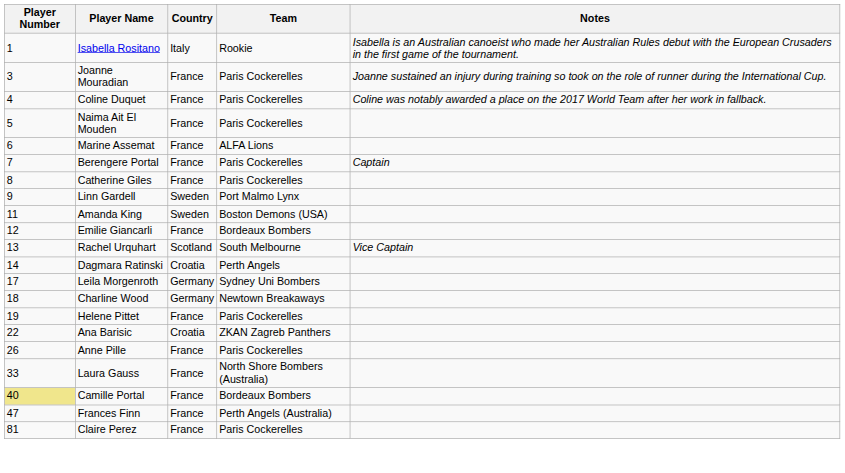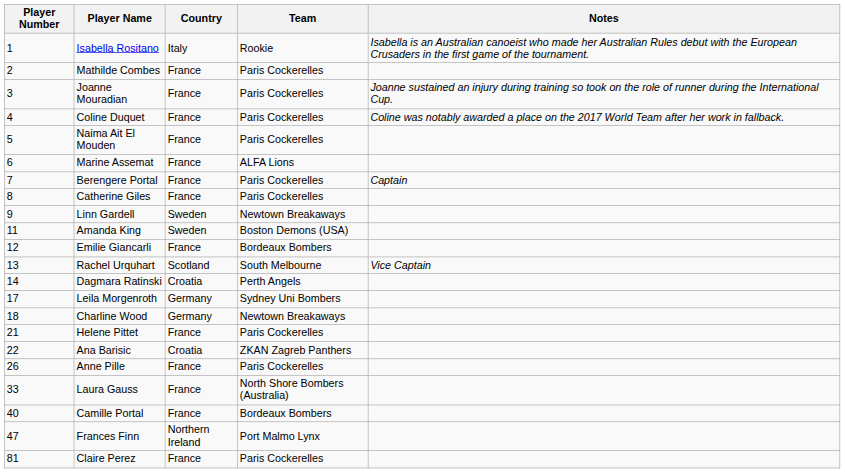+ row: (118, 71)
(259, 197) Port Malmo Lynx -> (293, 214) Newtown Breakaways
(13, 316) 19 -> (13, 333) 21
(13, 396) khaki background -> (13, 413) no background
(187, 413) France -> (189, 436) Northern Ireland
(275, 413) Perth Angels (Australia) -> (280, 436) Port Malmo Lynx
